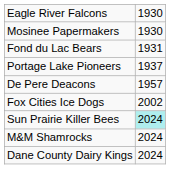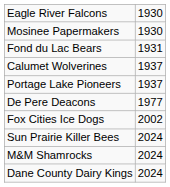+ row: (57, 66)
(150, 84) 1957 -> (150, 102) 1977
(150, 119) paleturquoise background -> (150, 137) no background
